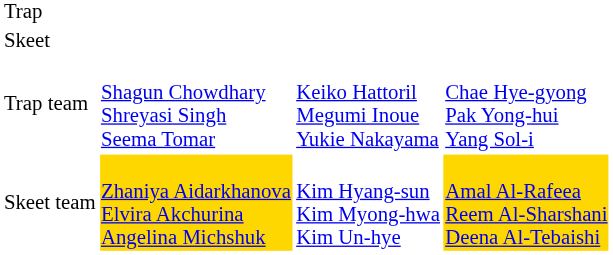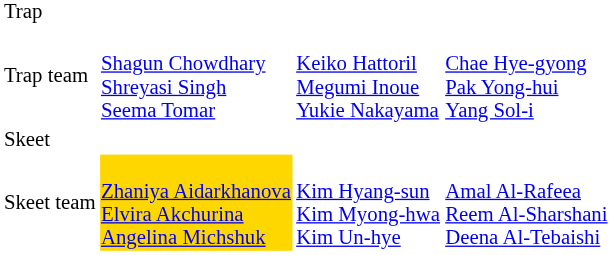rows swapped: (46, 103) <-> (27, 40)
(526, 214) gold background -> (526, 214) no background
